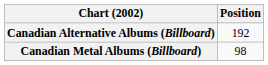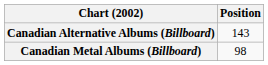(241, 32) 192 -> (241, 32) 143
